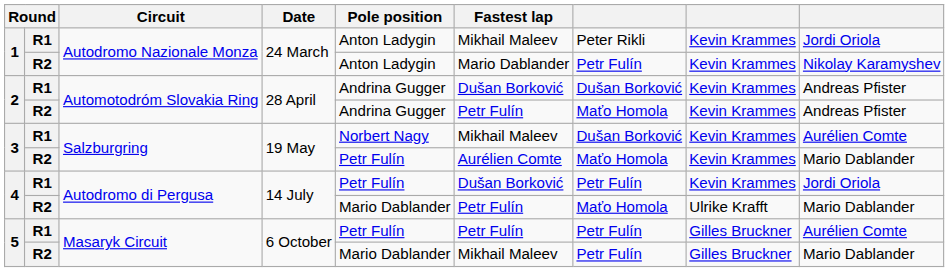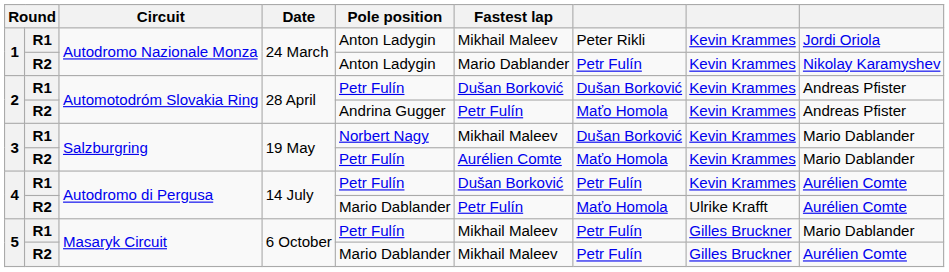(392, 87) Andrina Gugger -> (372, 87) Petr Fulín
(855, 135) Aurélien Comte -> (859, 135) Mario Dablander
(842, 183) Jordi Oriola -> (855, 183) Aurélien Comte
(859, 206) Mario Dablander -> (855, 206) Aurélien Comte
(490, 230) Petr Fulín -> (508, 230) Mikhail Maleev
(855, 230) Aurélien Comte -> (859, 230) Mario Dablander
(859, 254) Mario Dablander -> (855, 254) Aurélien Comte
